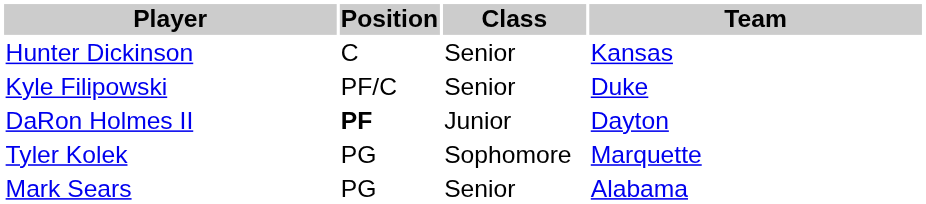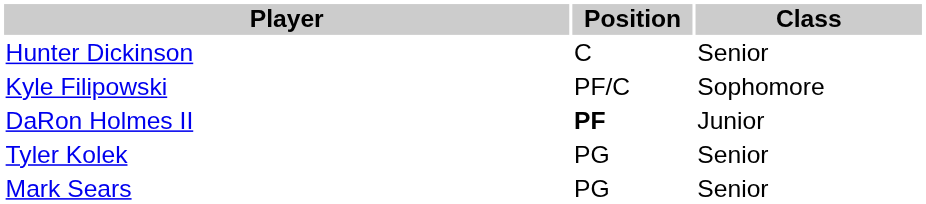- column: (756, 19)
(480, 86) Senior -> (761, 86) Sophomore
(508, 154) Sophomore -> (733, 154) Senior
